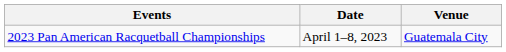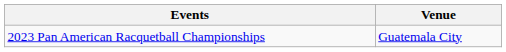- column: (350, 15)
